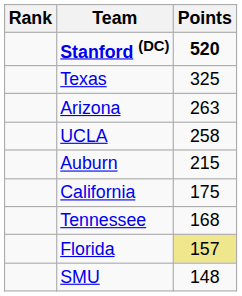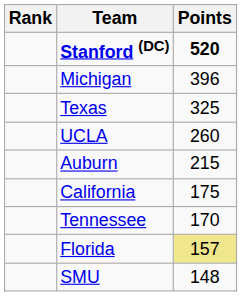+ row: (96, 79)
- row: (90, 107)
(205, 136) 258 -> (205, 136) 260
(205, 220) 168 -> (205, 220) 170
